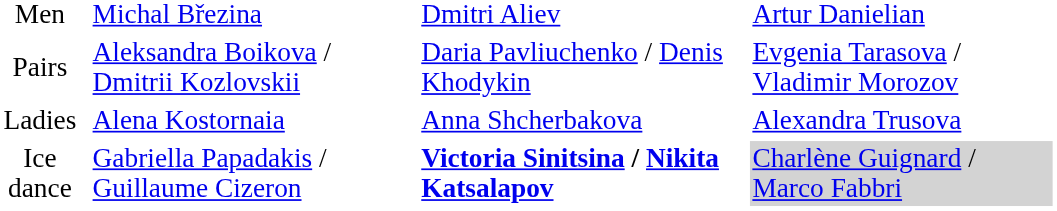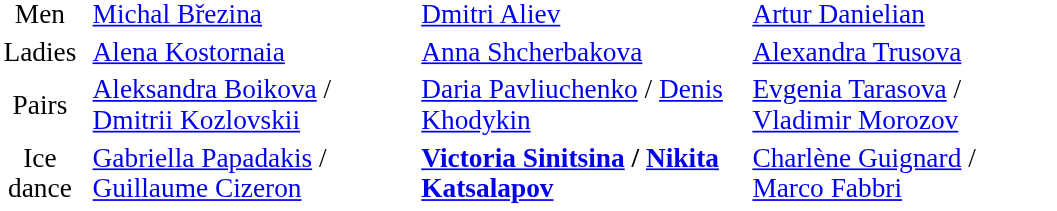rows swapped: (40, 120) <-> (40, 67)
(864, 173) lightgrey background -> (864, 173) no background
